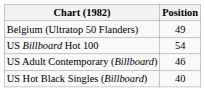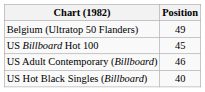(180, 45) 54 -> (180, 45) 45
